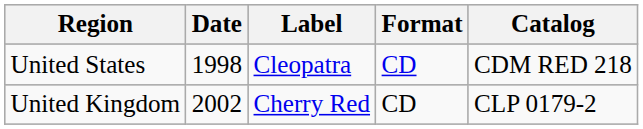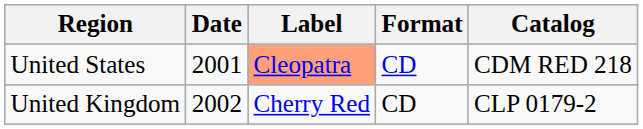(217, 64) 1998 -> (217, 64) 2001
(302, 64) no background -> (302, 64) lightsalmon background
